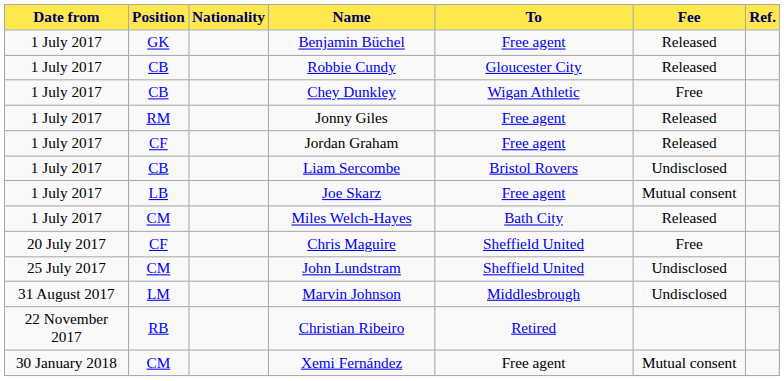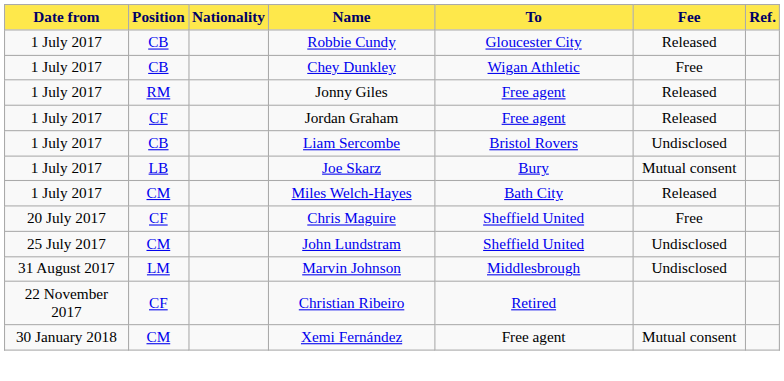- row: (352, 42)
(534, 193) Free agent -> (534, 168) Bury
(158, 328) RB -> (158, 303) CF
